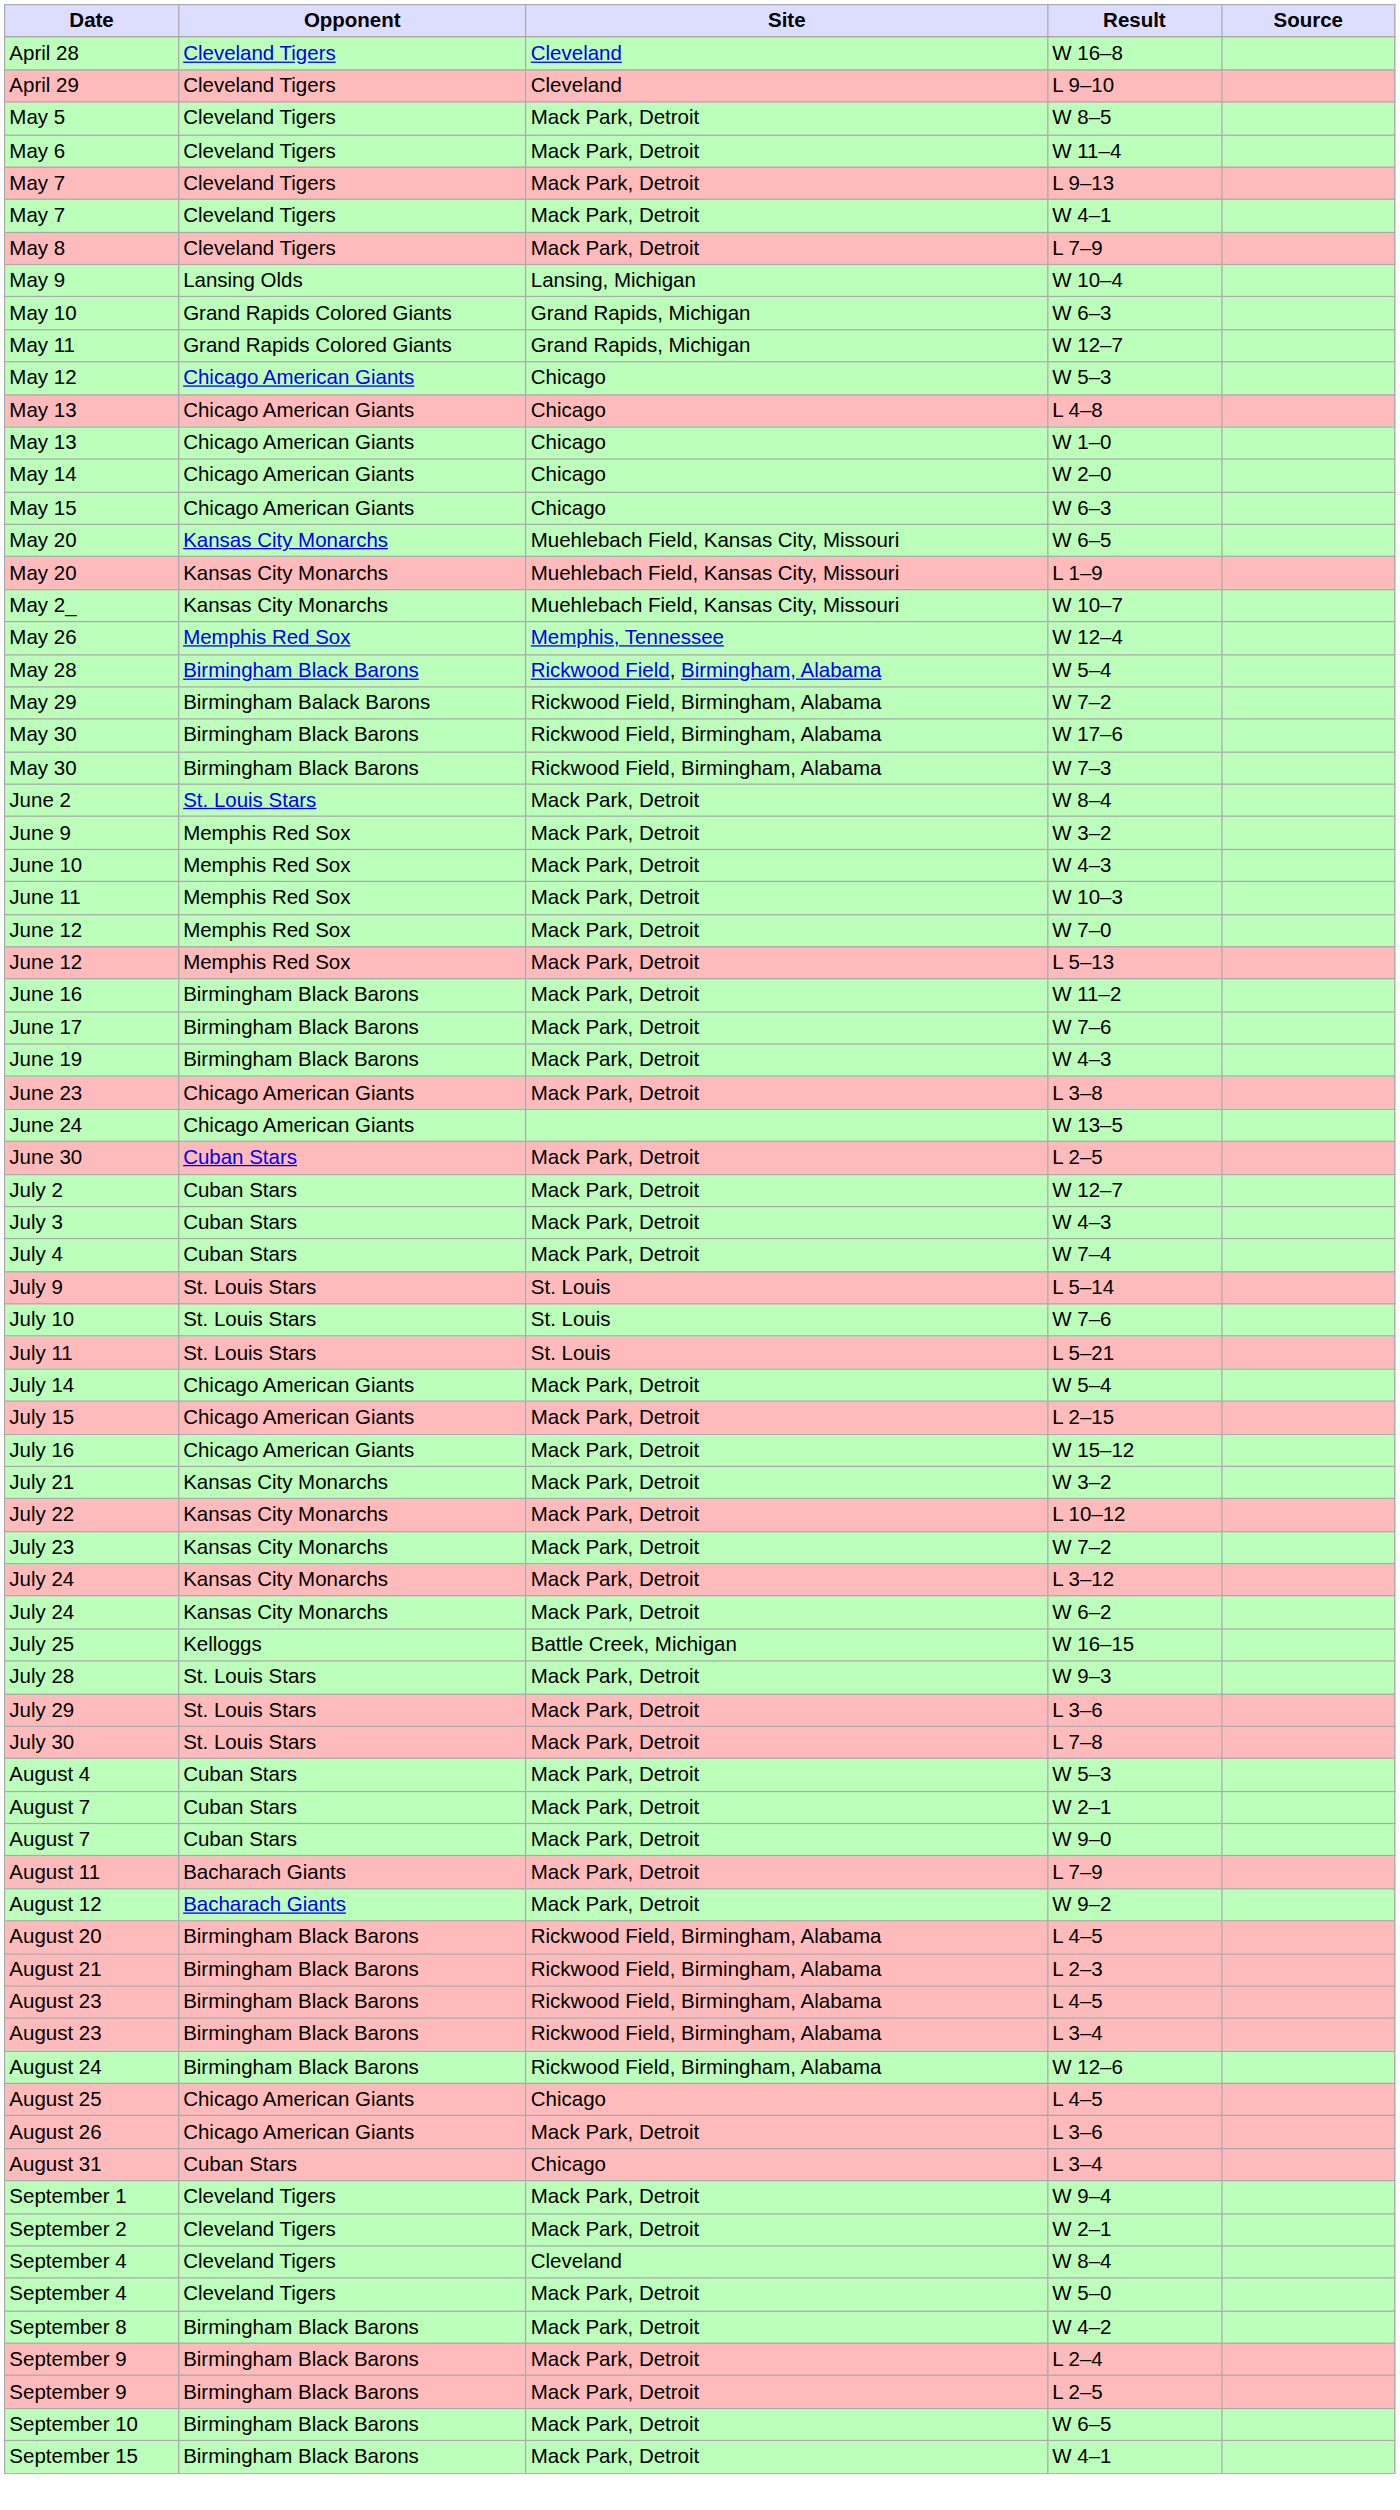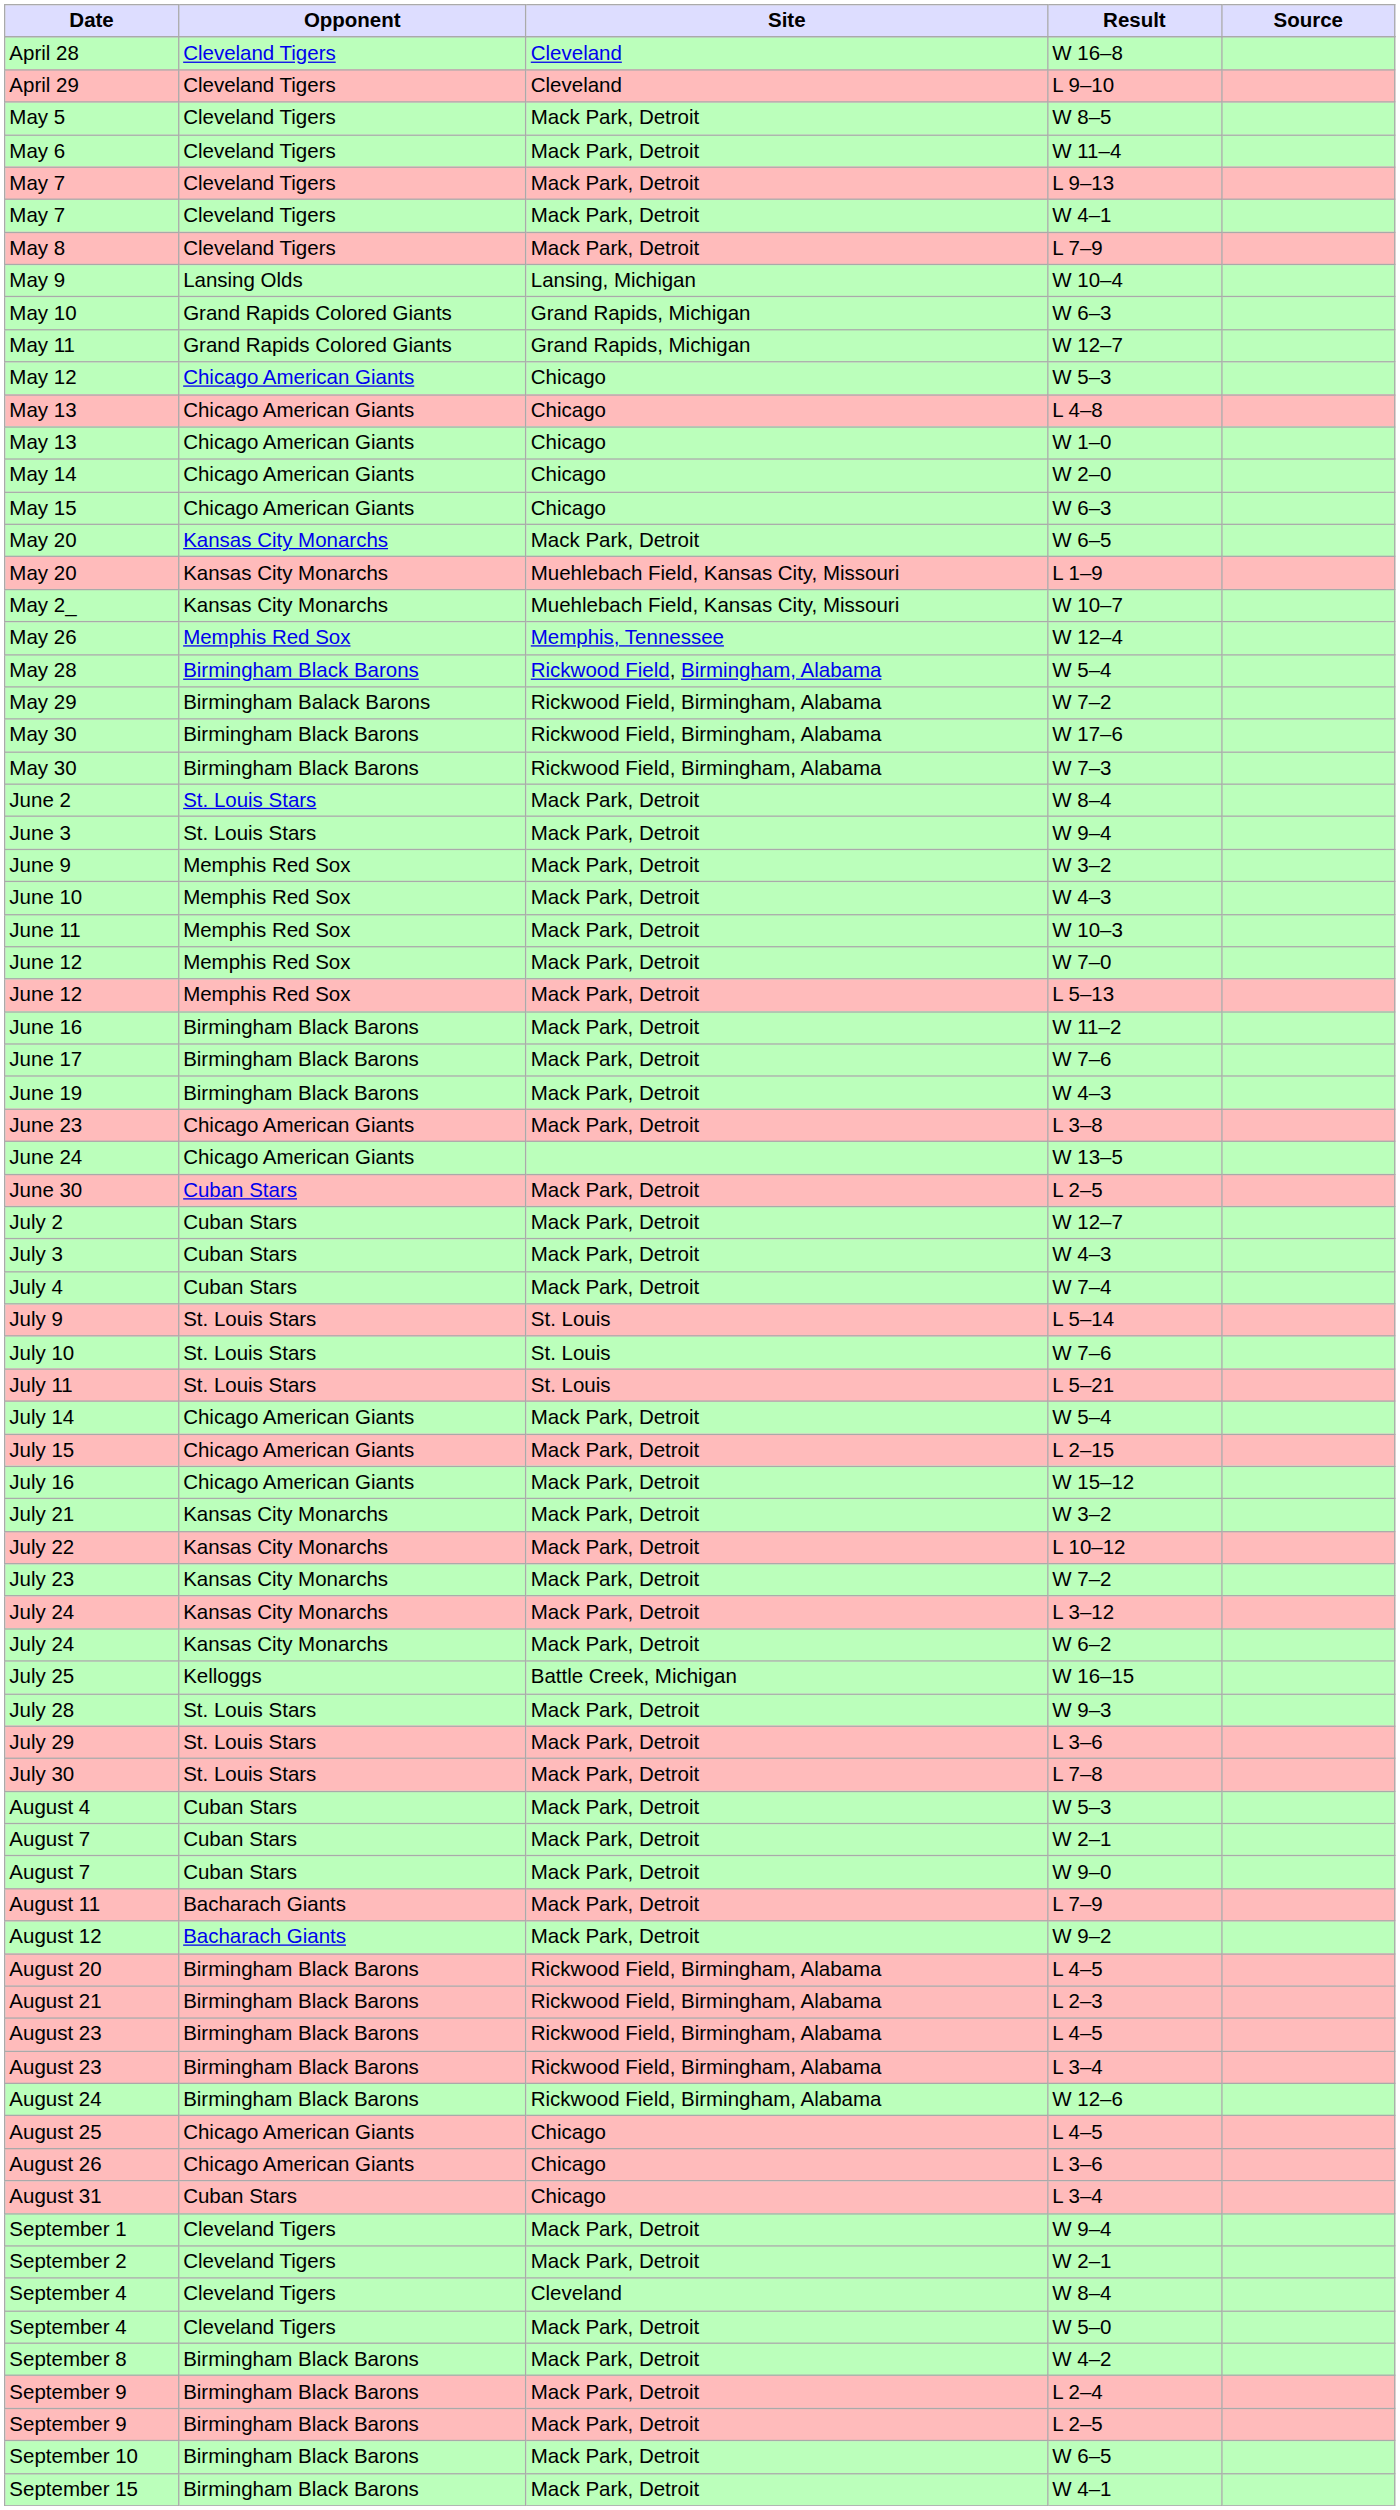(715, 540) Muehlebach Field, Kansas City, Missouri -> (615, 540) Mack Park, Detroit
+ row: (40, 832)
(615, 2131) Mack Park, Detroit -> (568, 2164) Chicago
